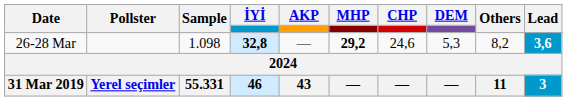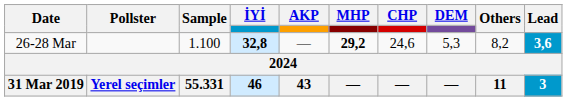(204, 42) 1.098 -> (204, 42) 1.100
